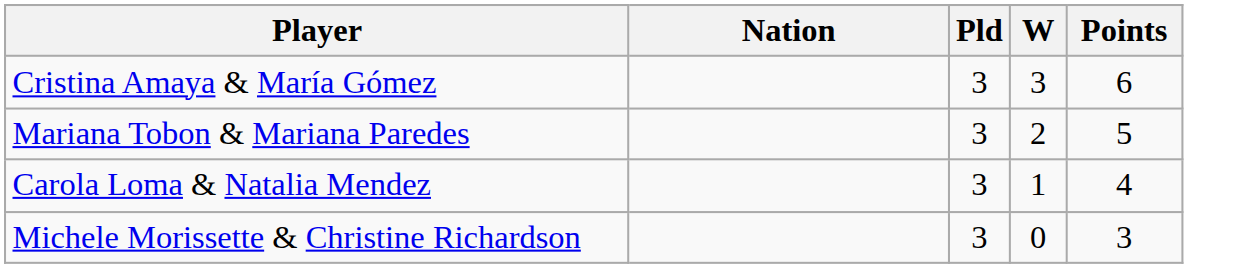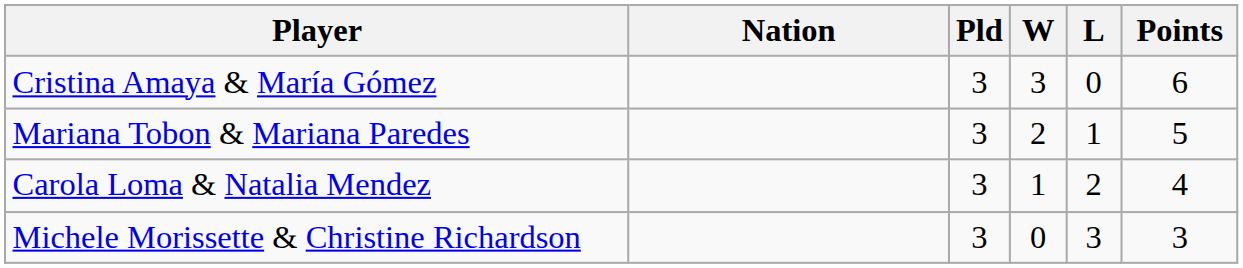+ column: (1094, 30)
